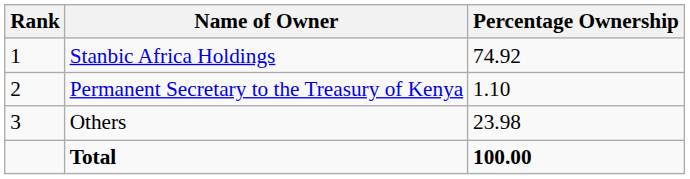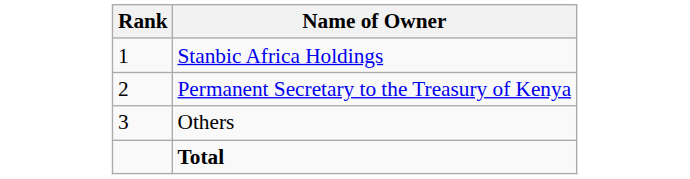- column: (576, 21)
